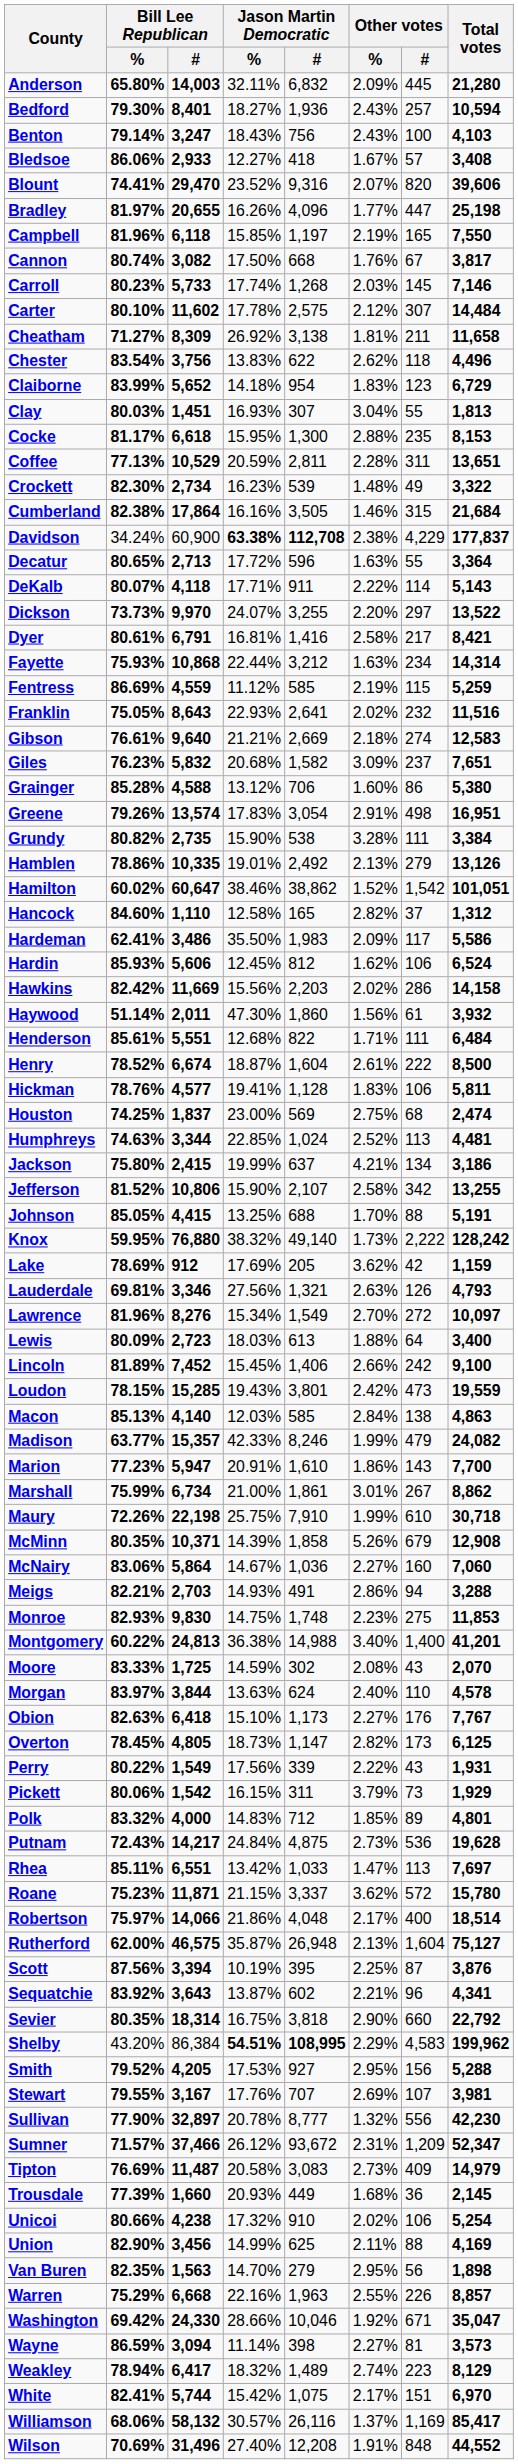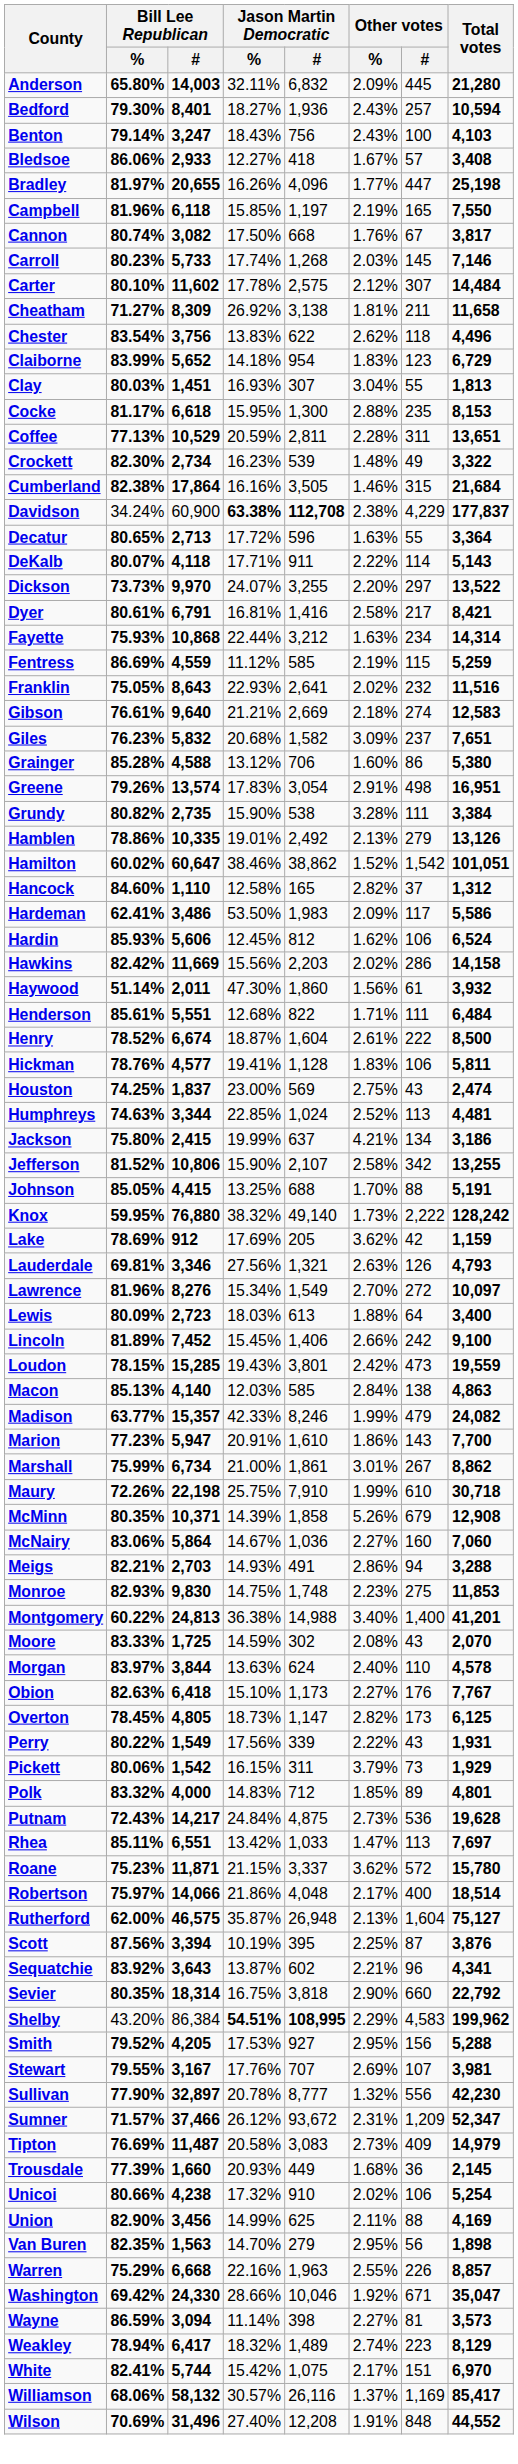- row: (33, 185)
(254, 939) 35.50% -> (254, 914) 53.50%
(414, 1115) 68 -> (414, 1089) 43
